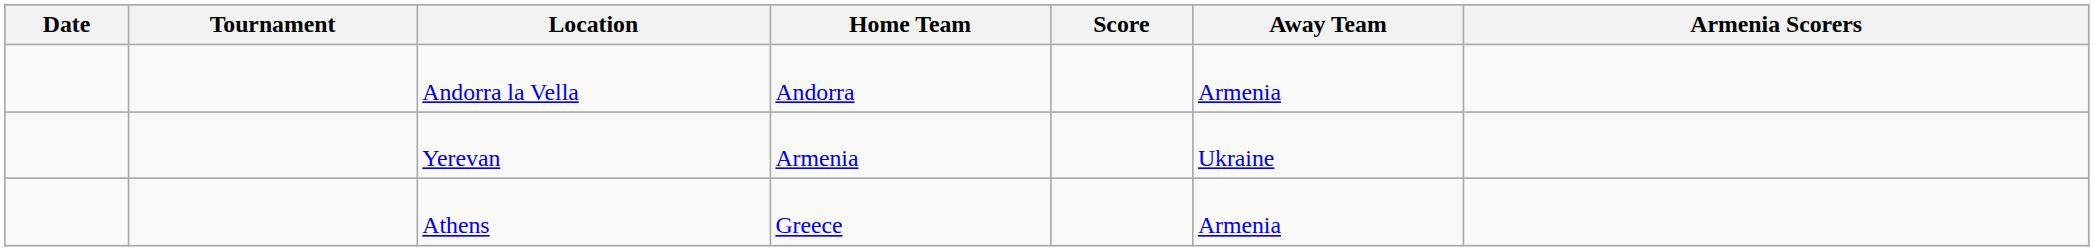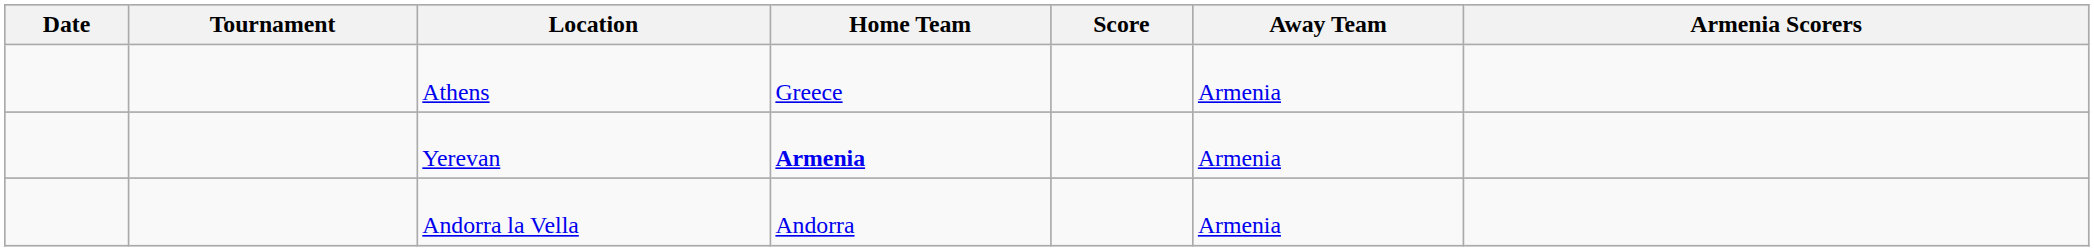rows swapped: (501, 91) <-> (456, 226)
(817, 158) normal -> (820, 158) bold
(1236, 158) Ukraine -> (1239, 158) Armenia
